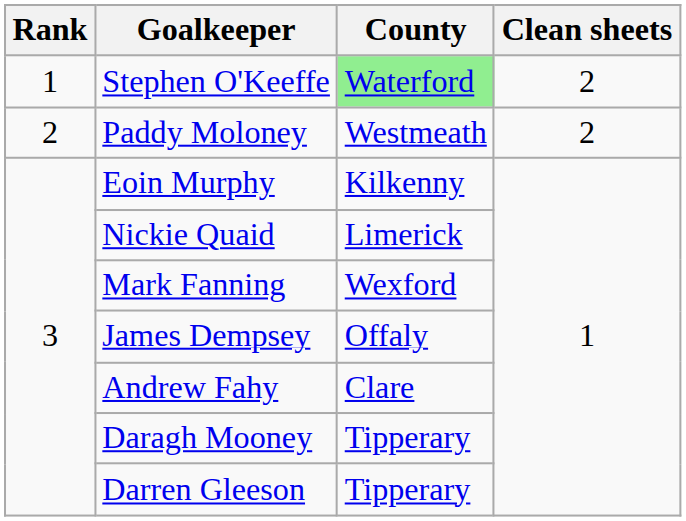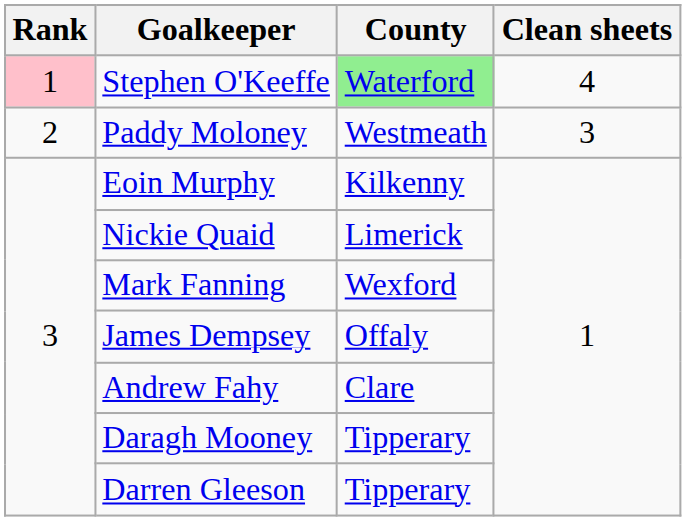(50, 81) no background -> (50, 81) pink background
(587, 81) 2 -> (587, 81) 4
(587, 132) 2 -> (587, 132) 3
